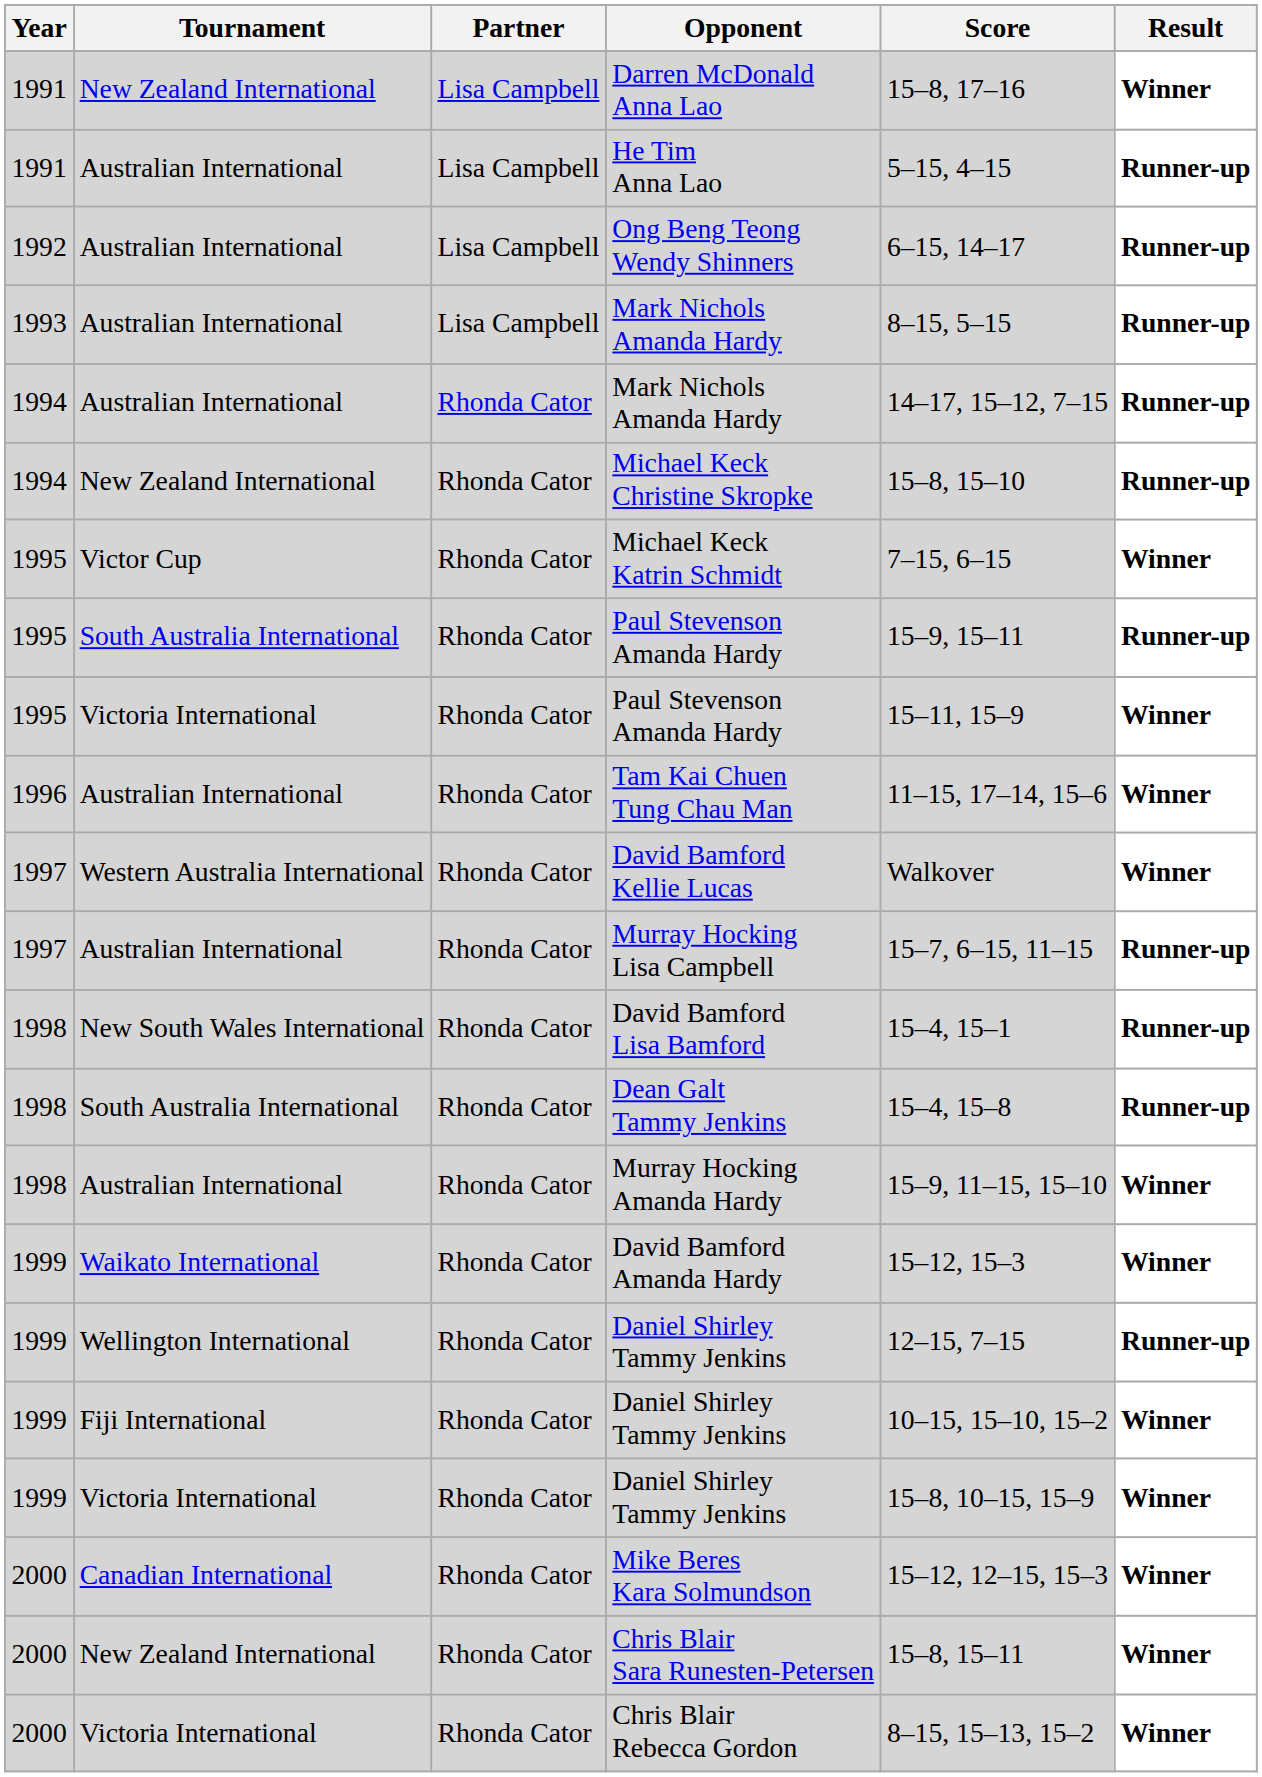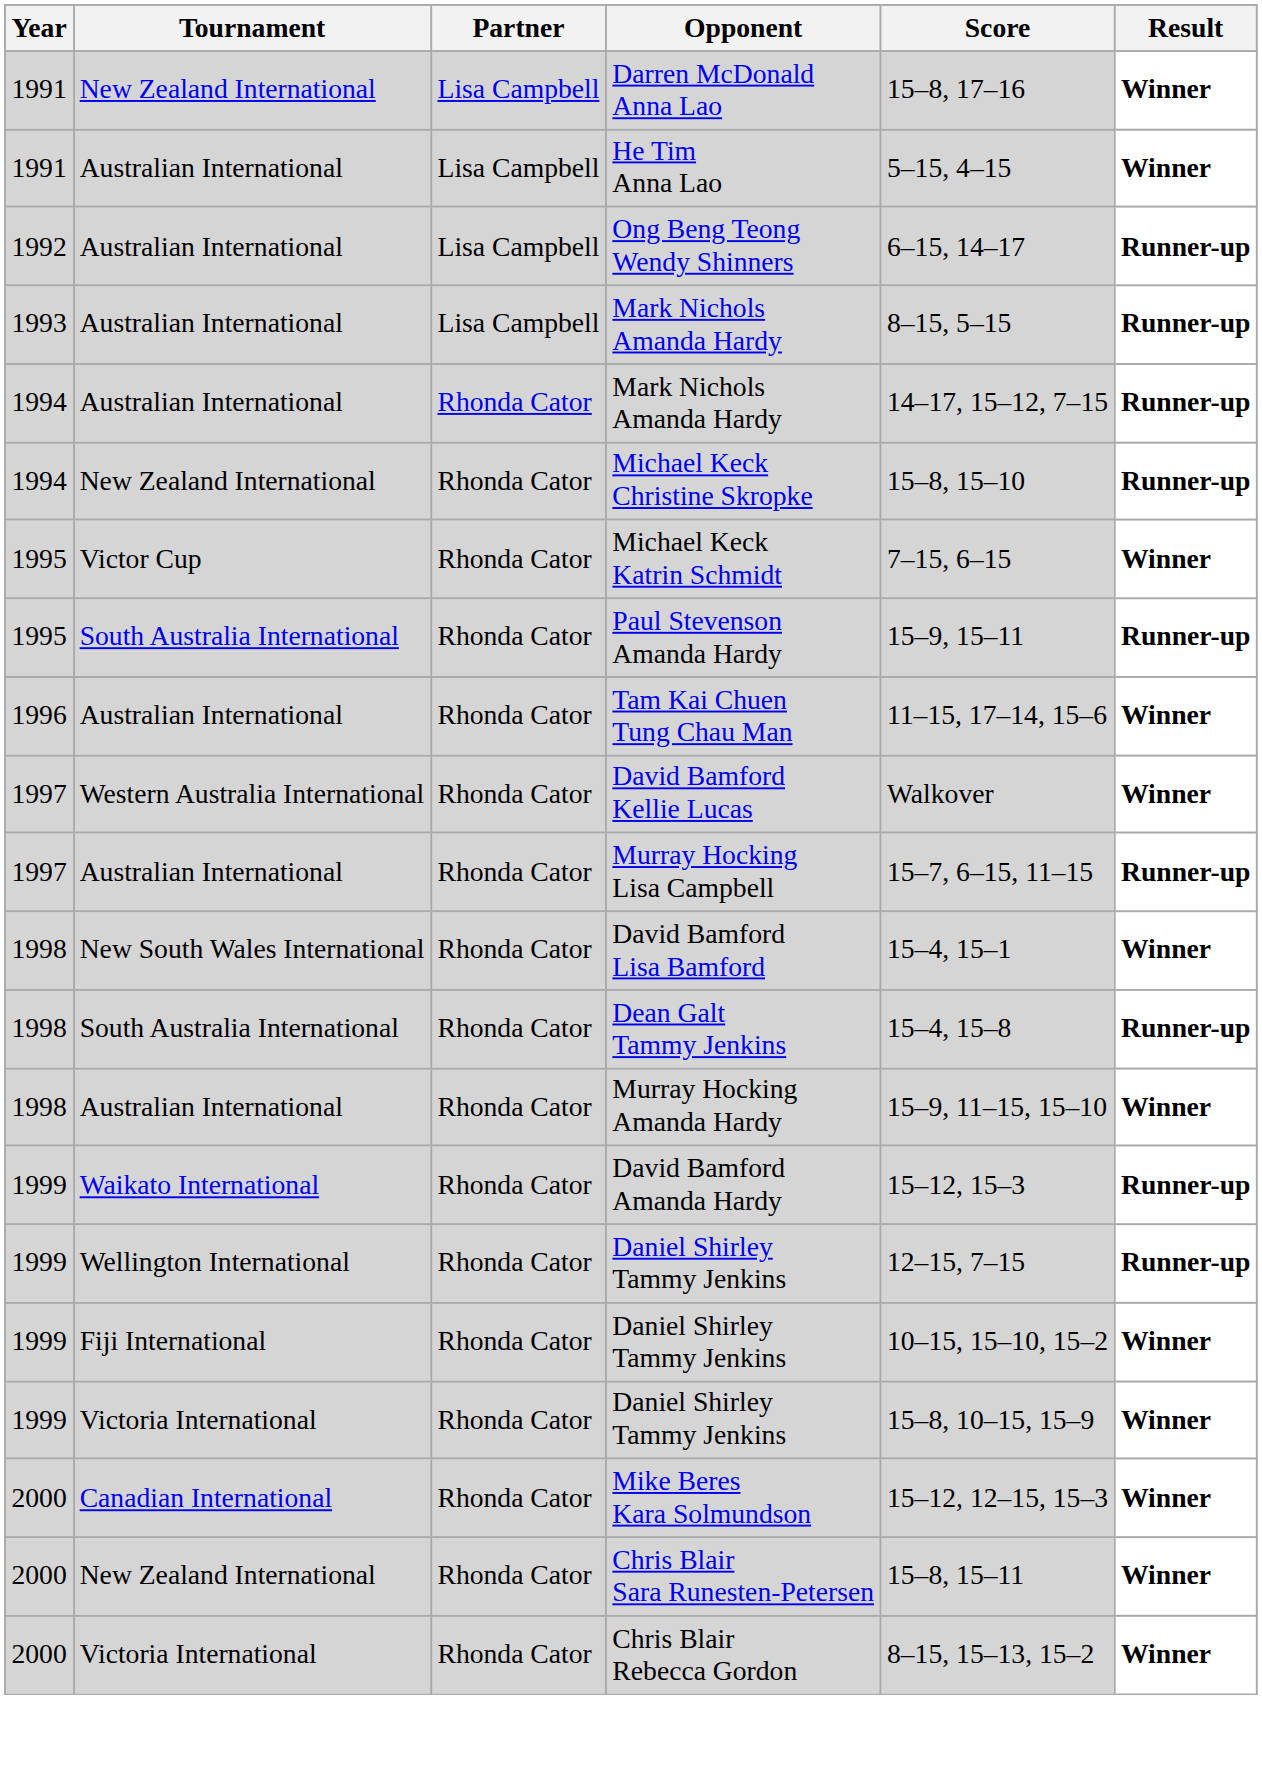(1186, 167) Runner-up -> (1166, 167) Winner
- row: (198, 715)
(1186, 1028) Runner-up -> (1166, 950) Winner
(1166, 1263) Winner -> (1186, 1184) Runner-up
